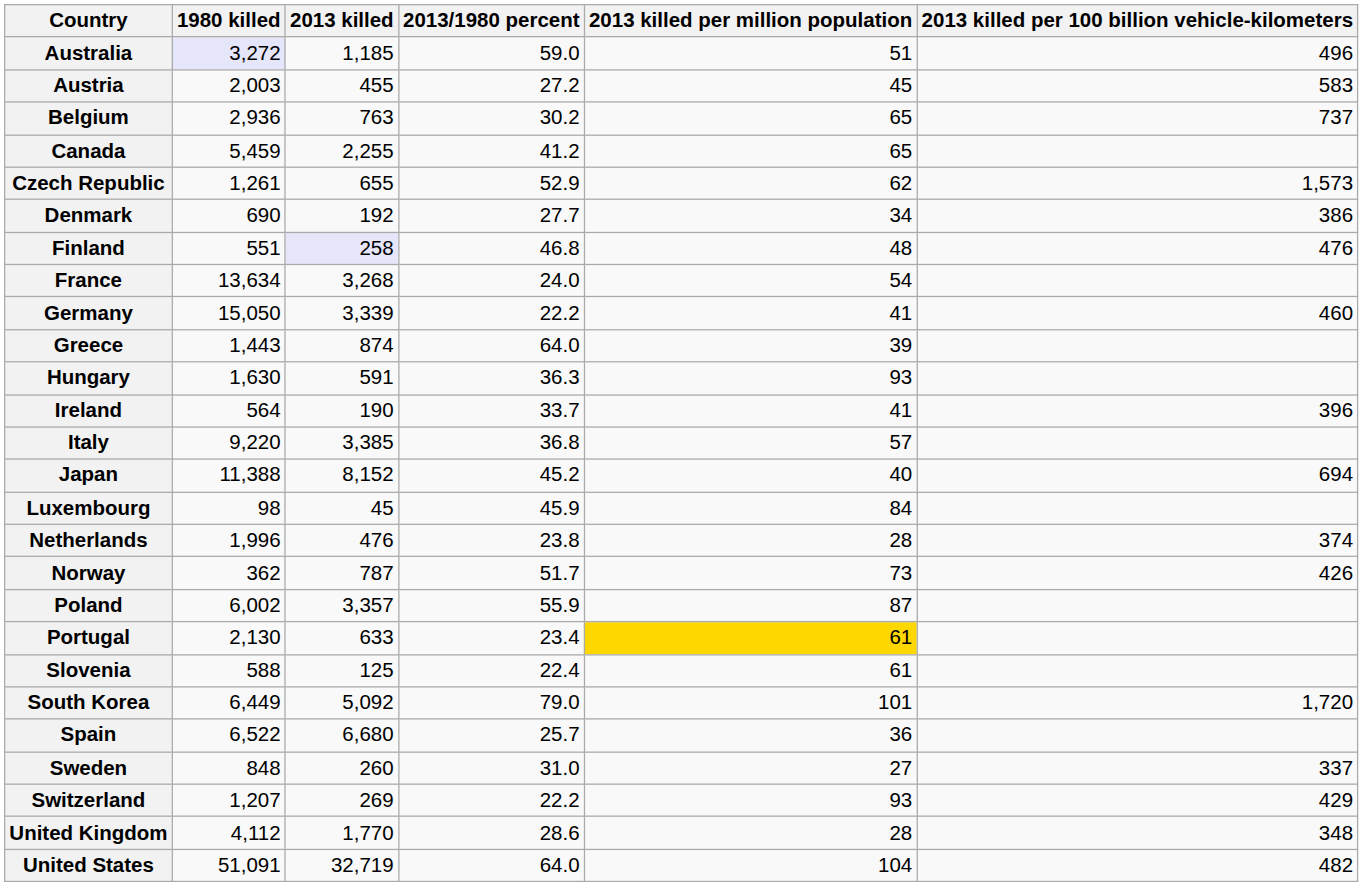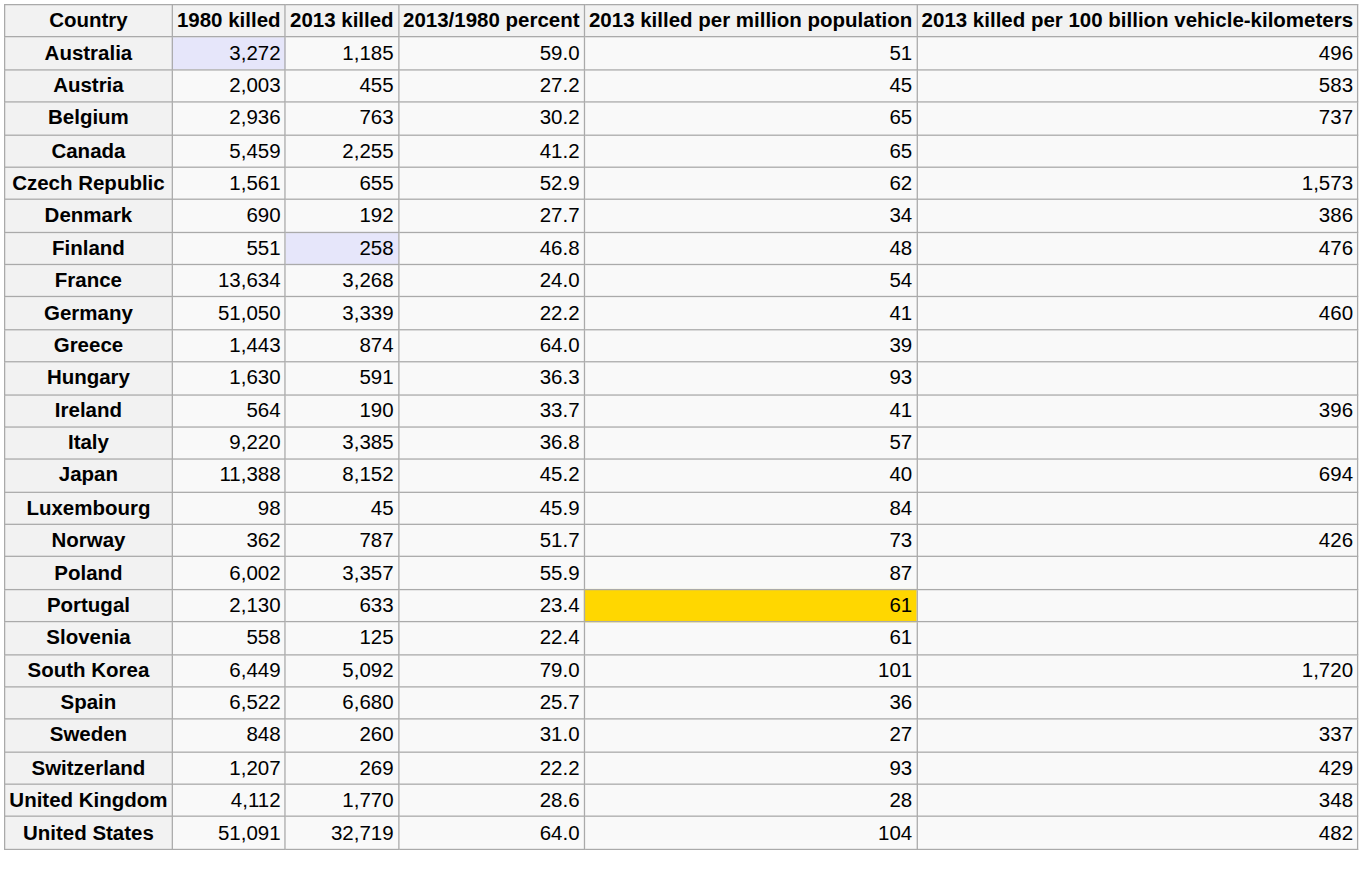(255, 183) 1,261 -> (255, 183) 1,561
(249, 313) 15,050 -> (249, 313) 51,050
- row: (88, 540)
(263, 670) 588 -> (263, 637) 558
